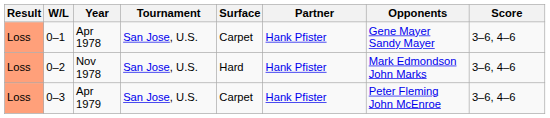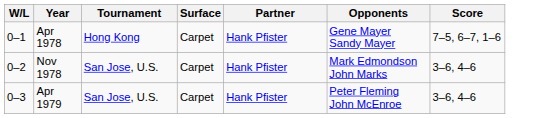- column: (24, 13)
(161, 37) San Jose, U.S. -> (112, 37) Hong Kong
(494, 37) 3–6, 4–6 -> (467, 37) 7–5, 6–7, 1–6
(231, 67) Hard -> (197, 67) Carpet
